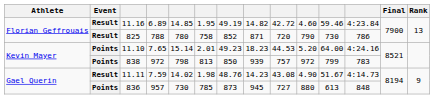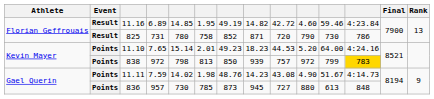(158, 36) 788 -> (158, 36) 731
(363, 62) no background -> (363, 62) gold background
(105, 74) Result -> (105, 74) Points
